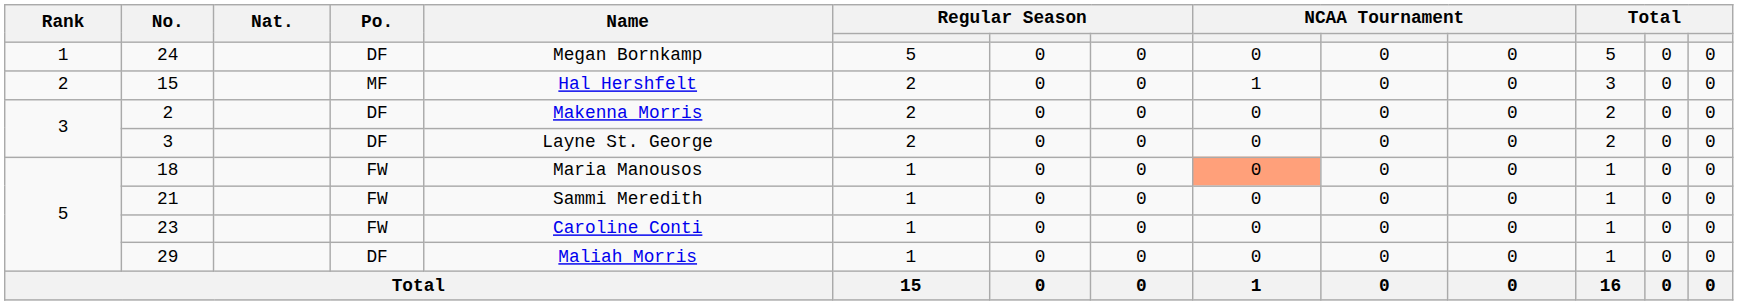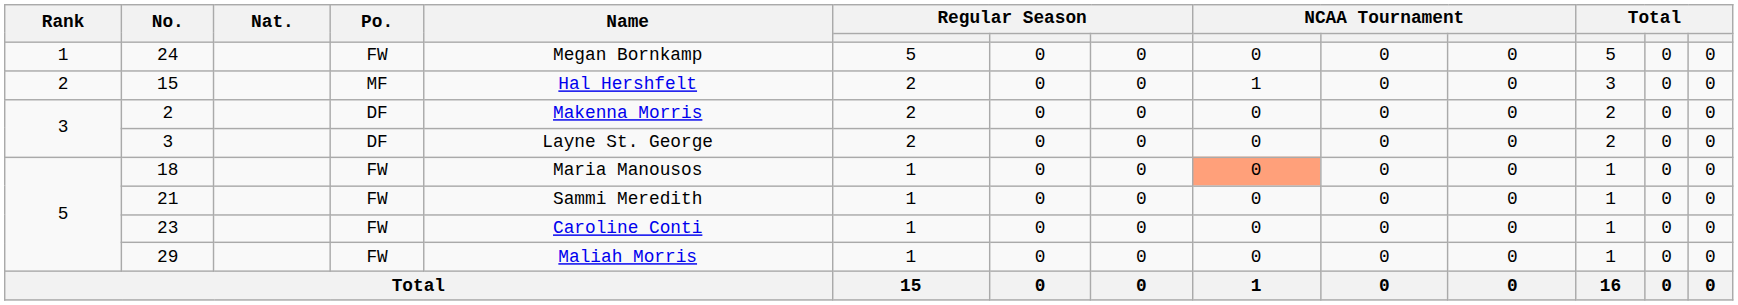(377, 57) DF -> (377, 57) FW
(377, 258) DF -> (377, 258) FW
